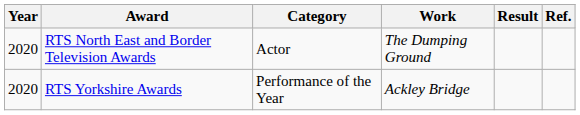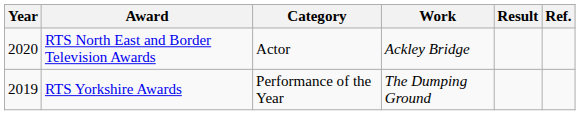(426, 48) The Dumping Ground -> (427, 48) Ackley Bridge
(23, 89) 2020 -> (23, 89) 2019
(427, 89) Ackley Bridge -> (426, 89) The Dumping Ground
